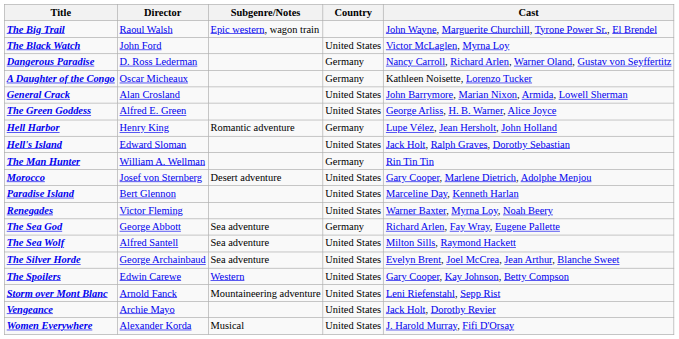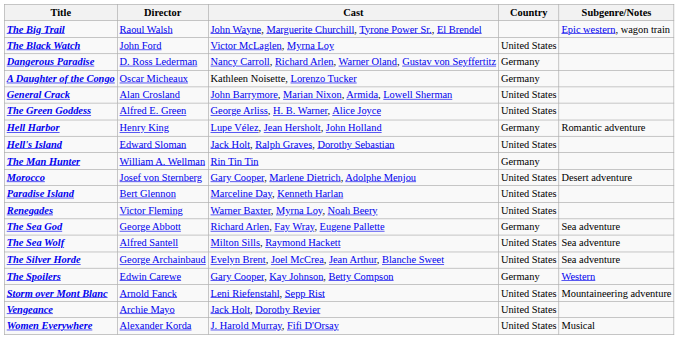columns swapped: (529, 12) <-> (266, 12)
(353, 276) United States -> (520, 276) Germany
